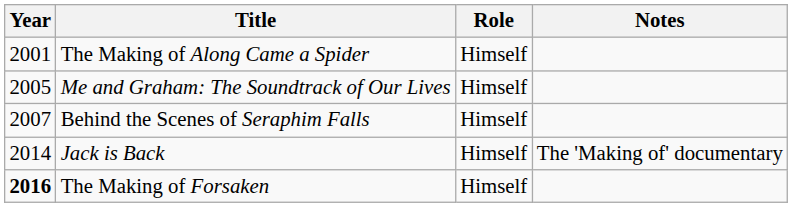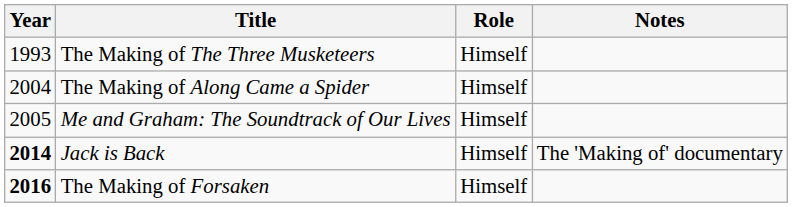+ row: (218, 53)
(30, 53) 2001 -> (30, 86) 2004
- row: (215, 119)
(30, 152) normal -> (30, 152) bold
